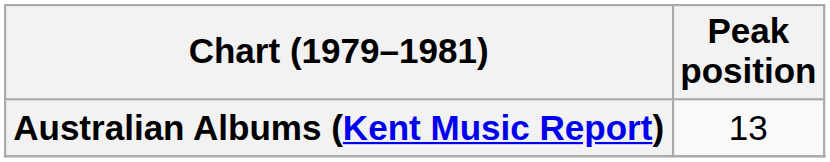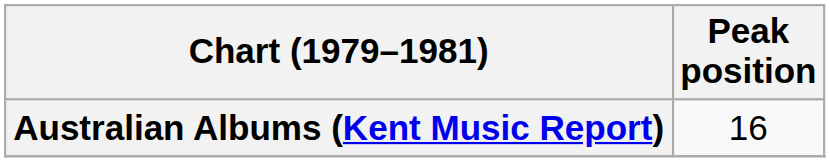(748, 127) 13 -> (748, 127) 16
